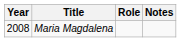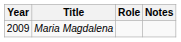(18, 28) 2008 -> (18, 28) 2009
